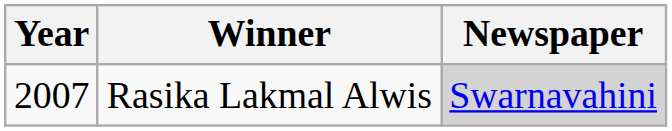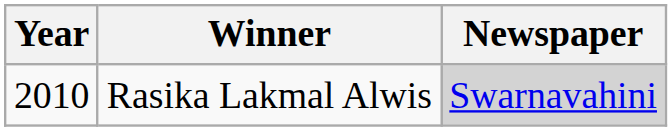(52, 94) 2007 -> (52, 94) 2010
